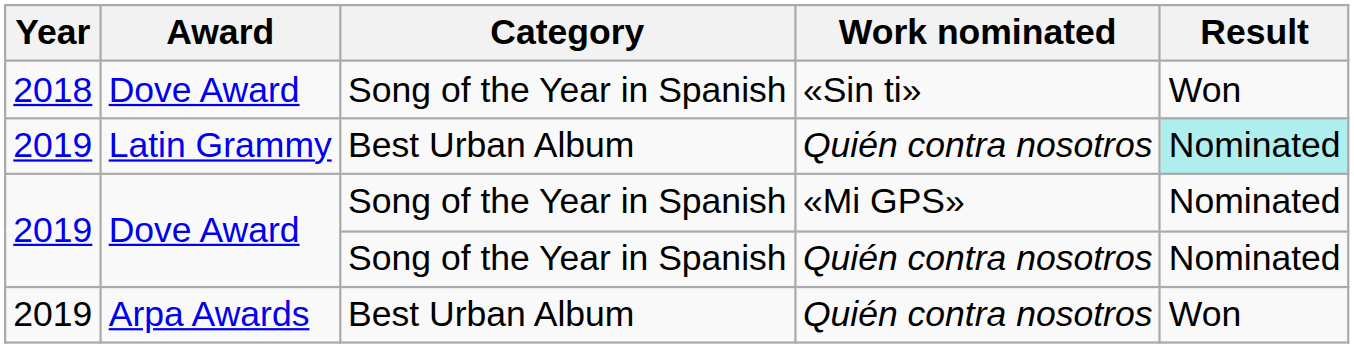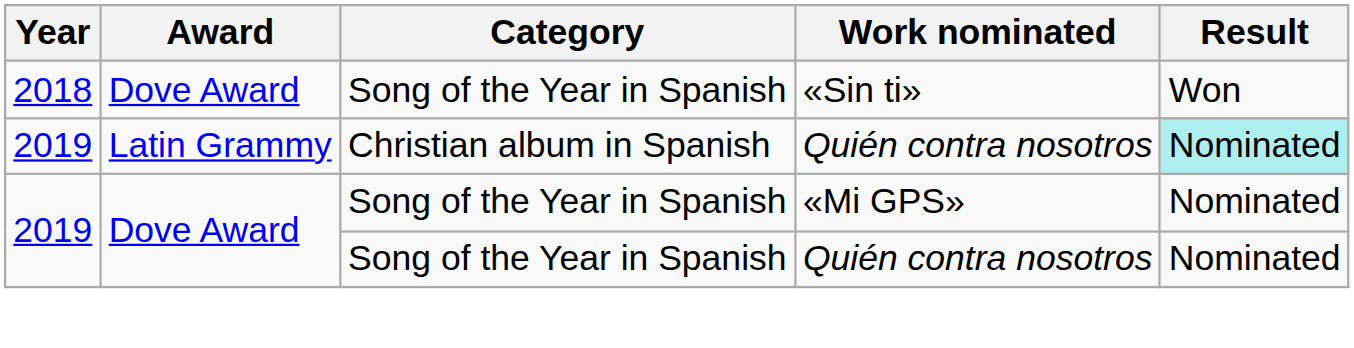(491, 145) Best Urban Album -> (559, 145) Christian album in Spanish
- row: (209, 314)
